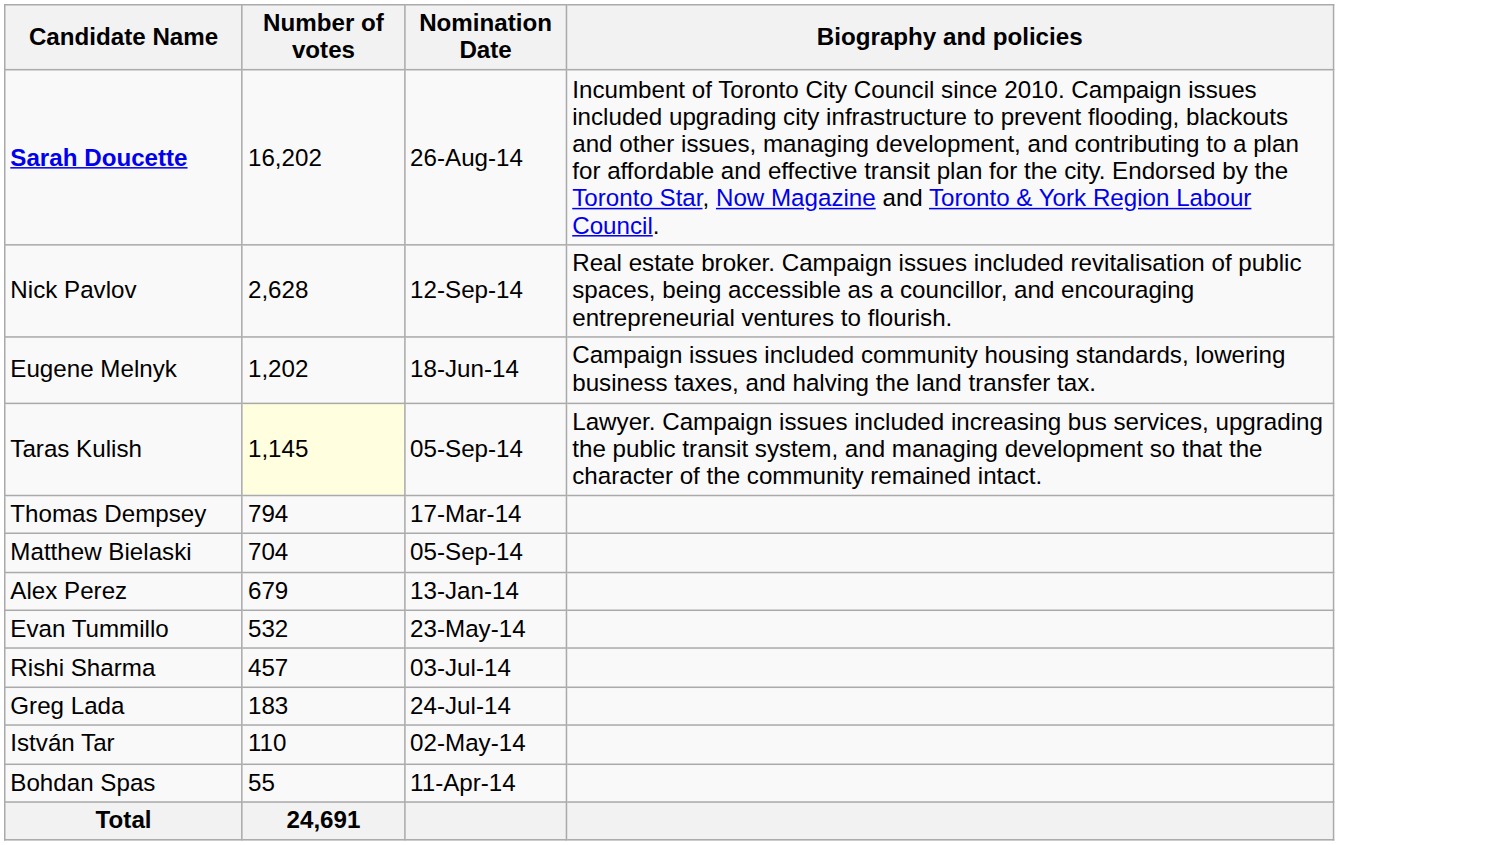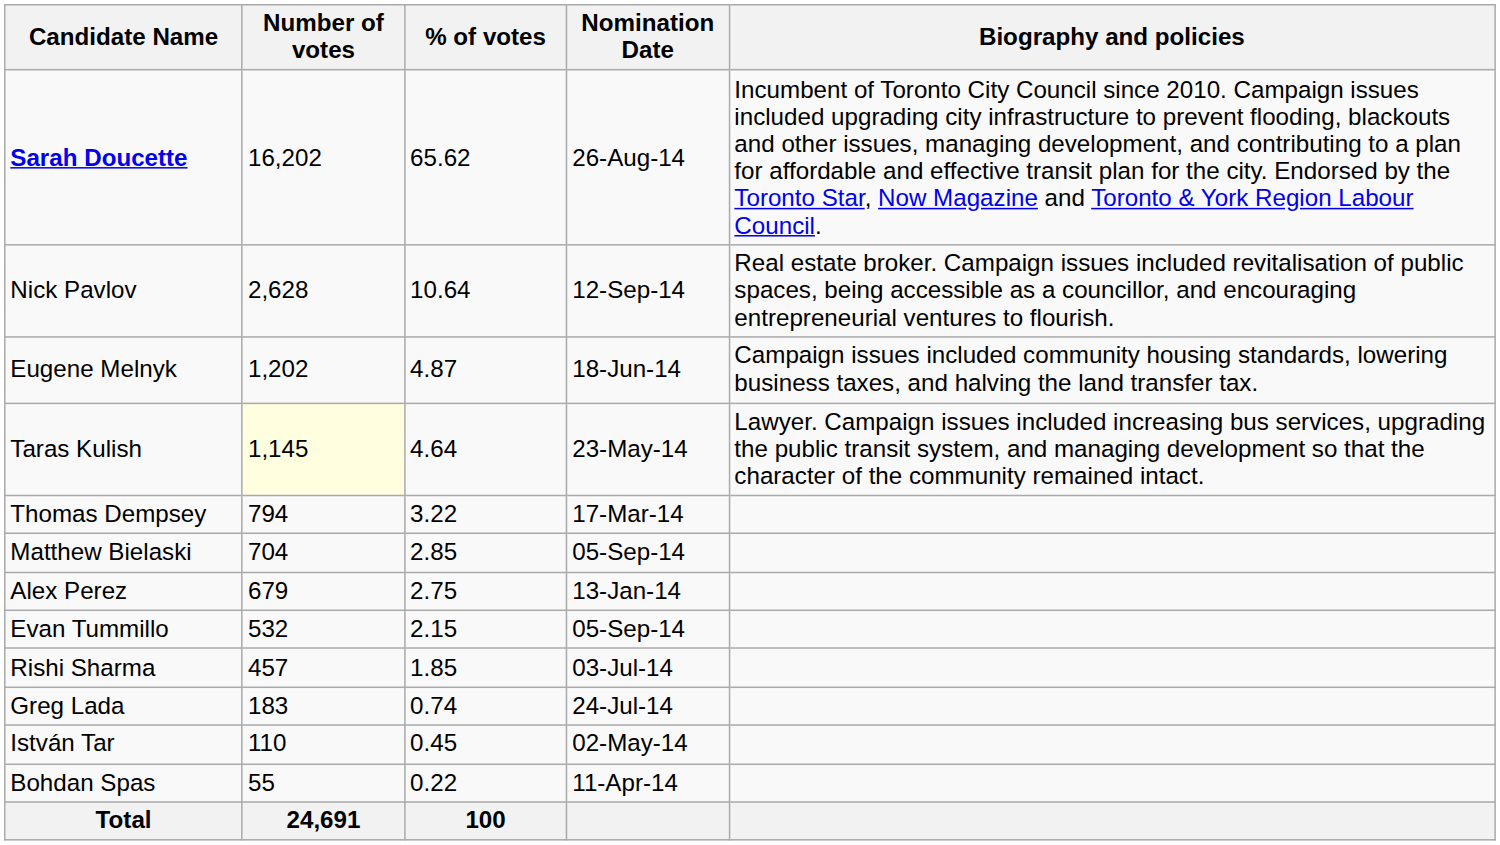+ column: (486, 37)
(467, 448) 05-Sep-14 -> (630, 448) 23-May-14
(468, 629) 23-May-14 -> (629, 629) 05-Sep-14
